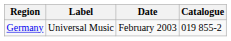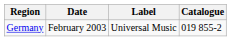columns swapped: (148, 12) <-> (81, 12)
